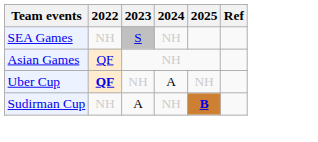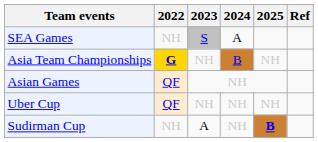(171, 38) NH -> (237, 38) A
+ row: (80, 60)
(105, 82) bold -> (171, 104) normal
(171, 82) A -> (237, 104) NH
